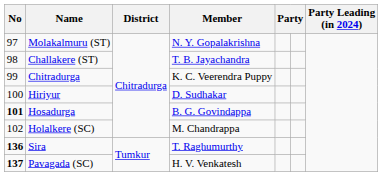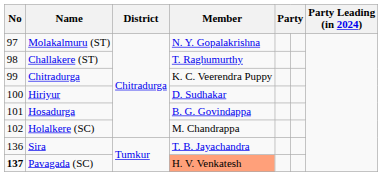(211, 59) T. B. Jayachandra -> (207, 59) T. Raghumurthy
(15, 111) bold -> (15, 111) normal
(15, 146) bold -> (15, 146) normal
(207, 146) T. Raghumurthy -> (211, 146) T. B. Jayachandra
(207, 163) no background -> (207, 163) lightsalmon background
